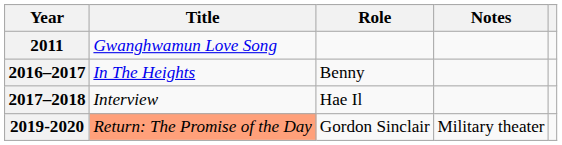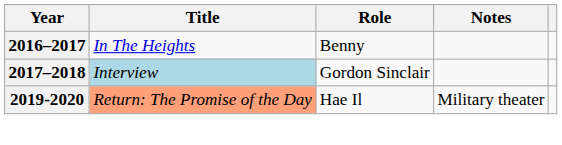- row: (47, 45)
(126, 99) no background -> (126, 72) lightblue background
(341, 99) Hae Il -> (375, 72) Gordon Sinclair
(375, 126) Gordon Sinclair -> (341, 99) Hae Il
